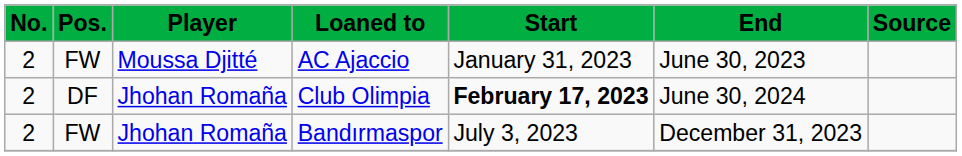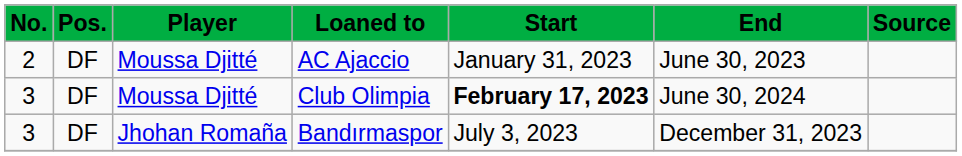(82, 60) FW -> (82, 60) DF
(29, 96) 2 -> (29, 96) 3
(202, 96) Jhohan Romaña -> (187, 96) Moussa Djitté
(29, 133) 2 -> (29, 133) 3
(82, 133) FW -> (82, 133) DF
